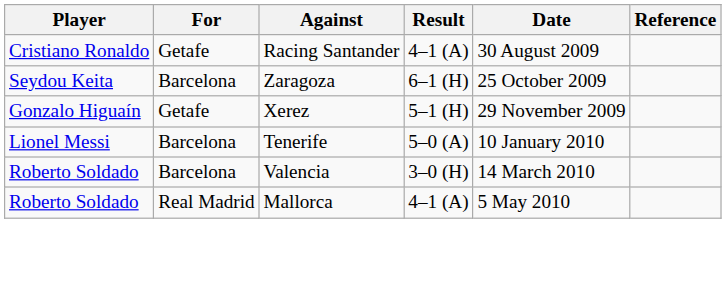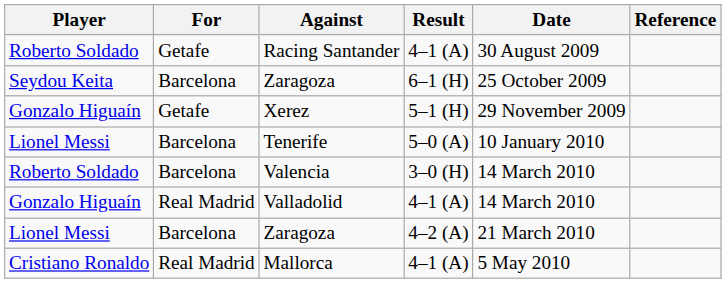(79, 50) Cristiano Ronaldo -> (74, 50) Roberto Soldado
+ row: (303, 202)
+ row: (299, 232)
(74, 202) Roberto Soldado -> (79, 263) Cristiano Ronaldo
